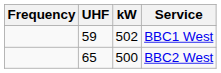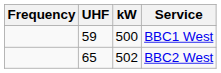(127, 36) 502 -> (127, 36) 500
(127, 57) 500 -> (127, 57) 502
